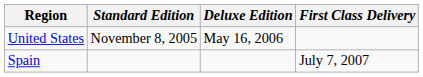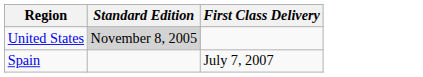- column: (248, 15)
(144, 38) no background -> (144, 38) lightgrey background
